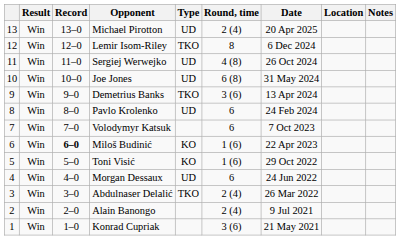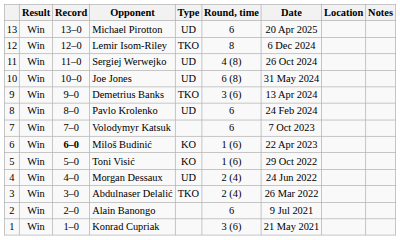(232, 29) 2 (4) -> (232, 29) 6
(232, 177) 6 -> (232, 177) 2 (4)
(232, 210) 2 (4) -> (232, 210) 6
